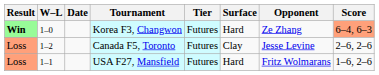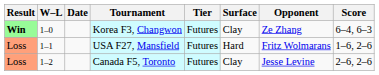(233, 29) Hard -> (233, 29) Clay
(354, 29) lightsalmon background -> (354, 29) no background
rows swapped: (136, 62) <-> (134, 45)
